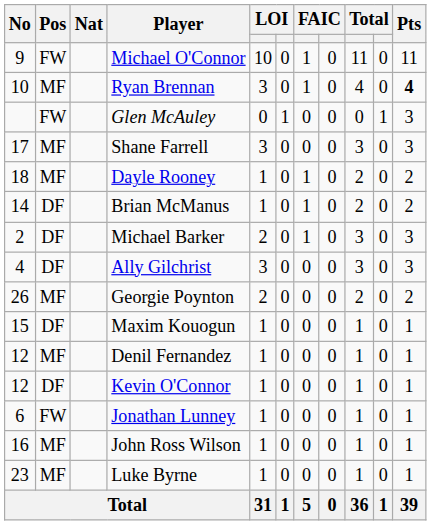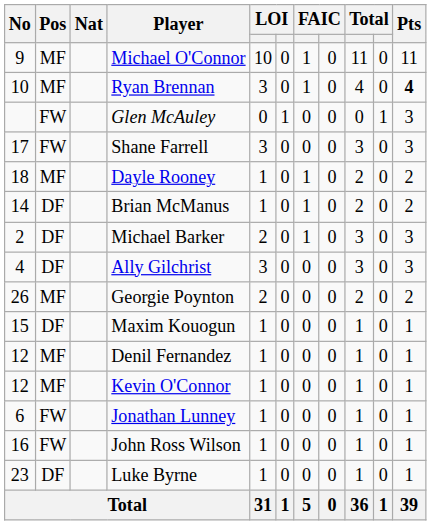(53, 57) FW -> (53, 57) MF
(53, 147) MF -> (53, 147) FW
(53, 385) DF -> (53, 385) MF
(53, 445) MF -> (53, 445) FW
(53, 475) MF -> (53, 475) DF
